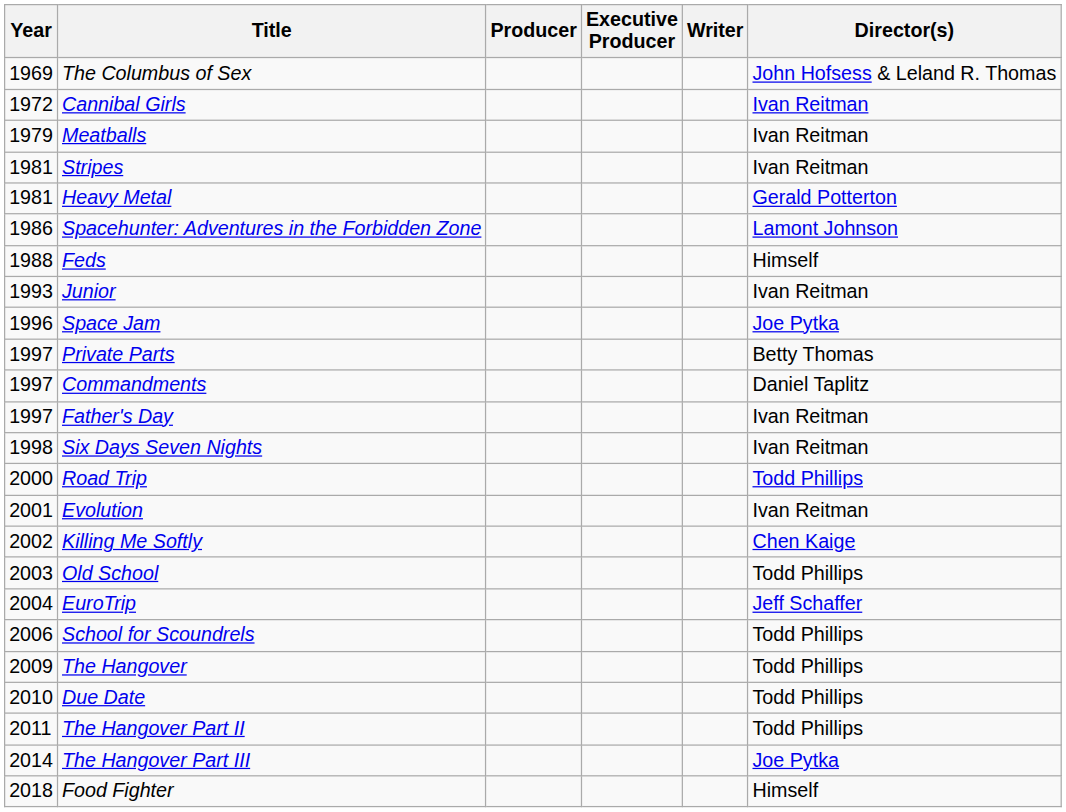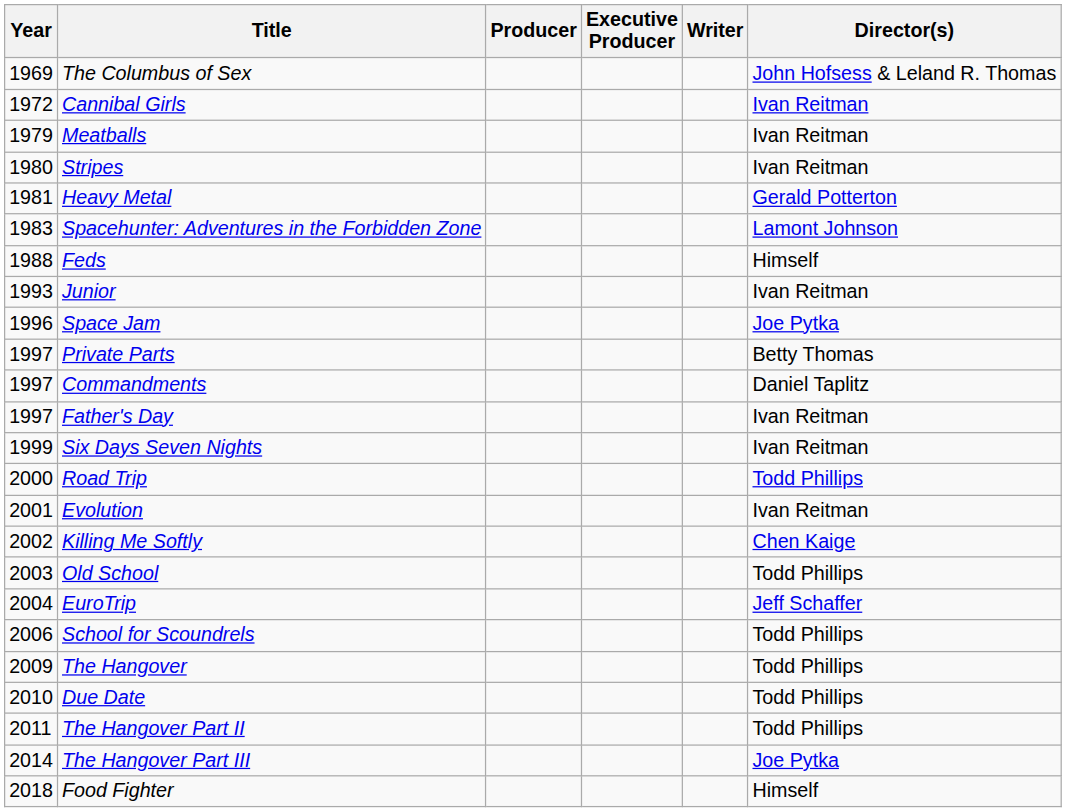(31, 167) 1981 -> (31, 167) 1980
(31, 229) 1986 -> (31, 229) 1983
(31, 447) 1998 -> (31, 447) 1999
